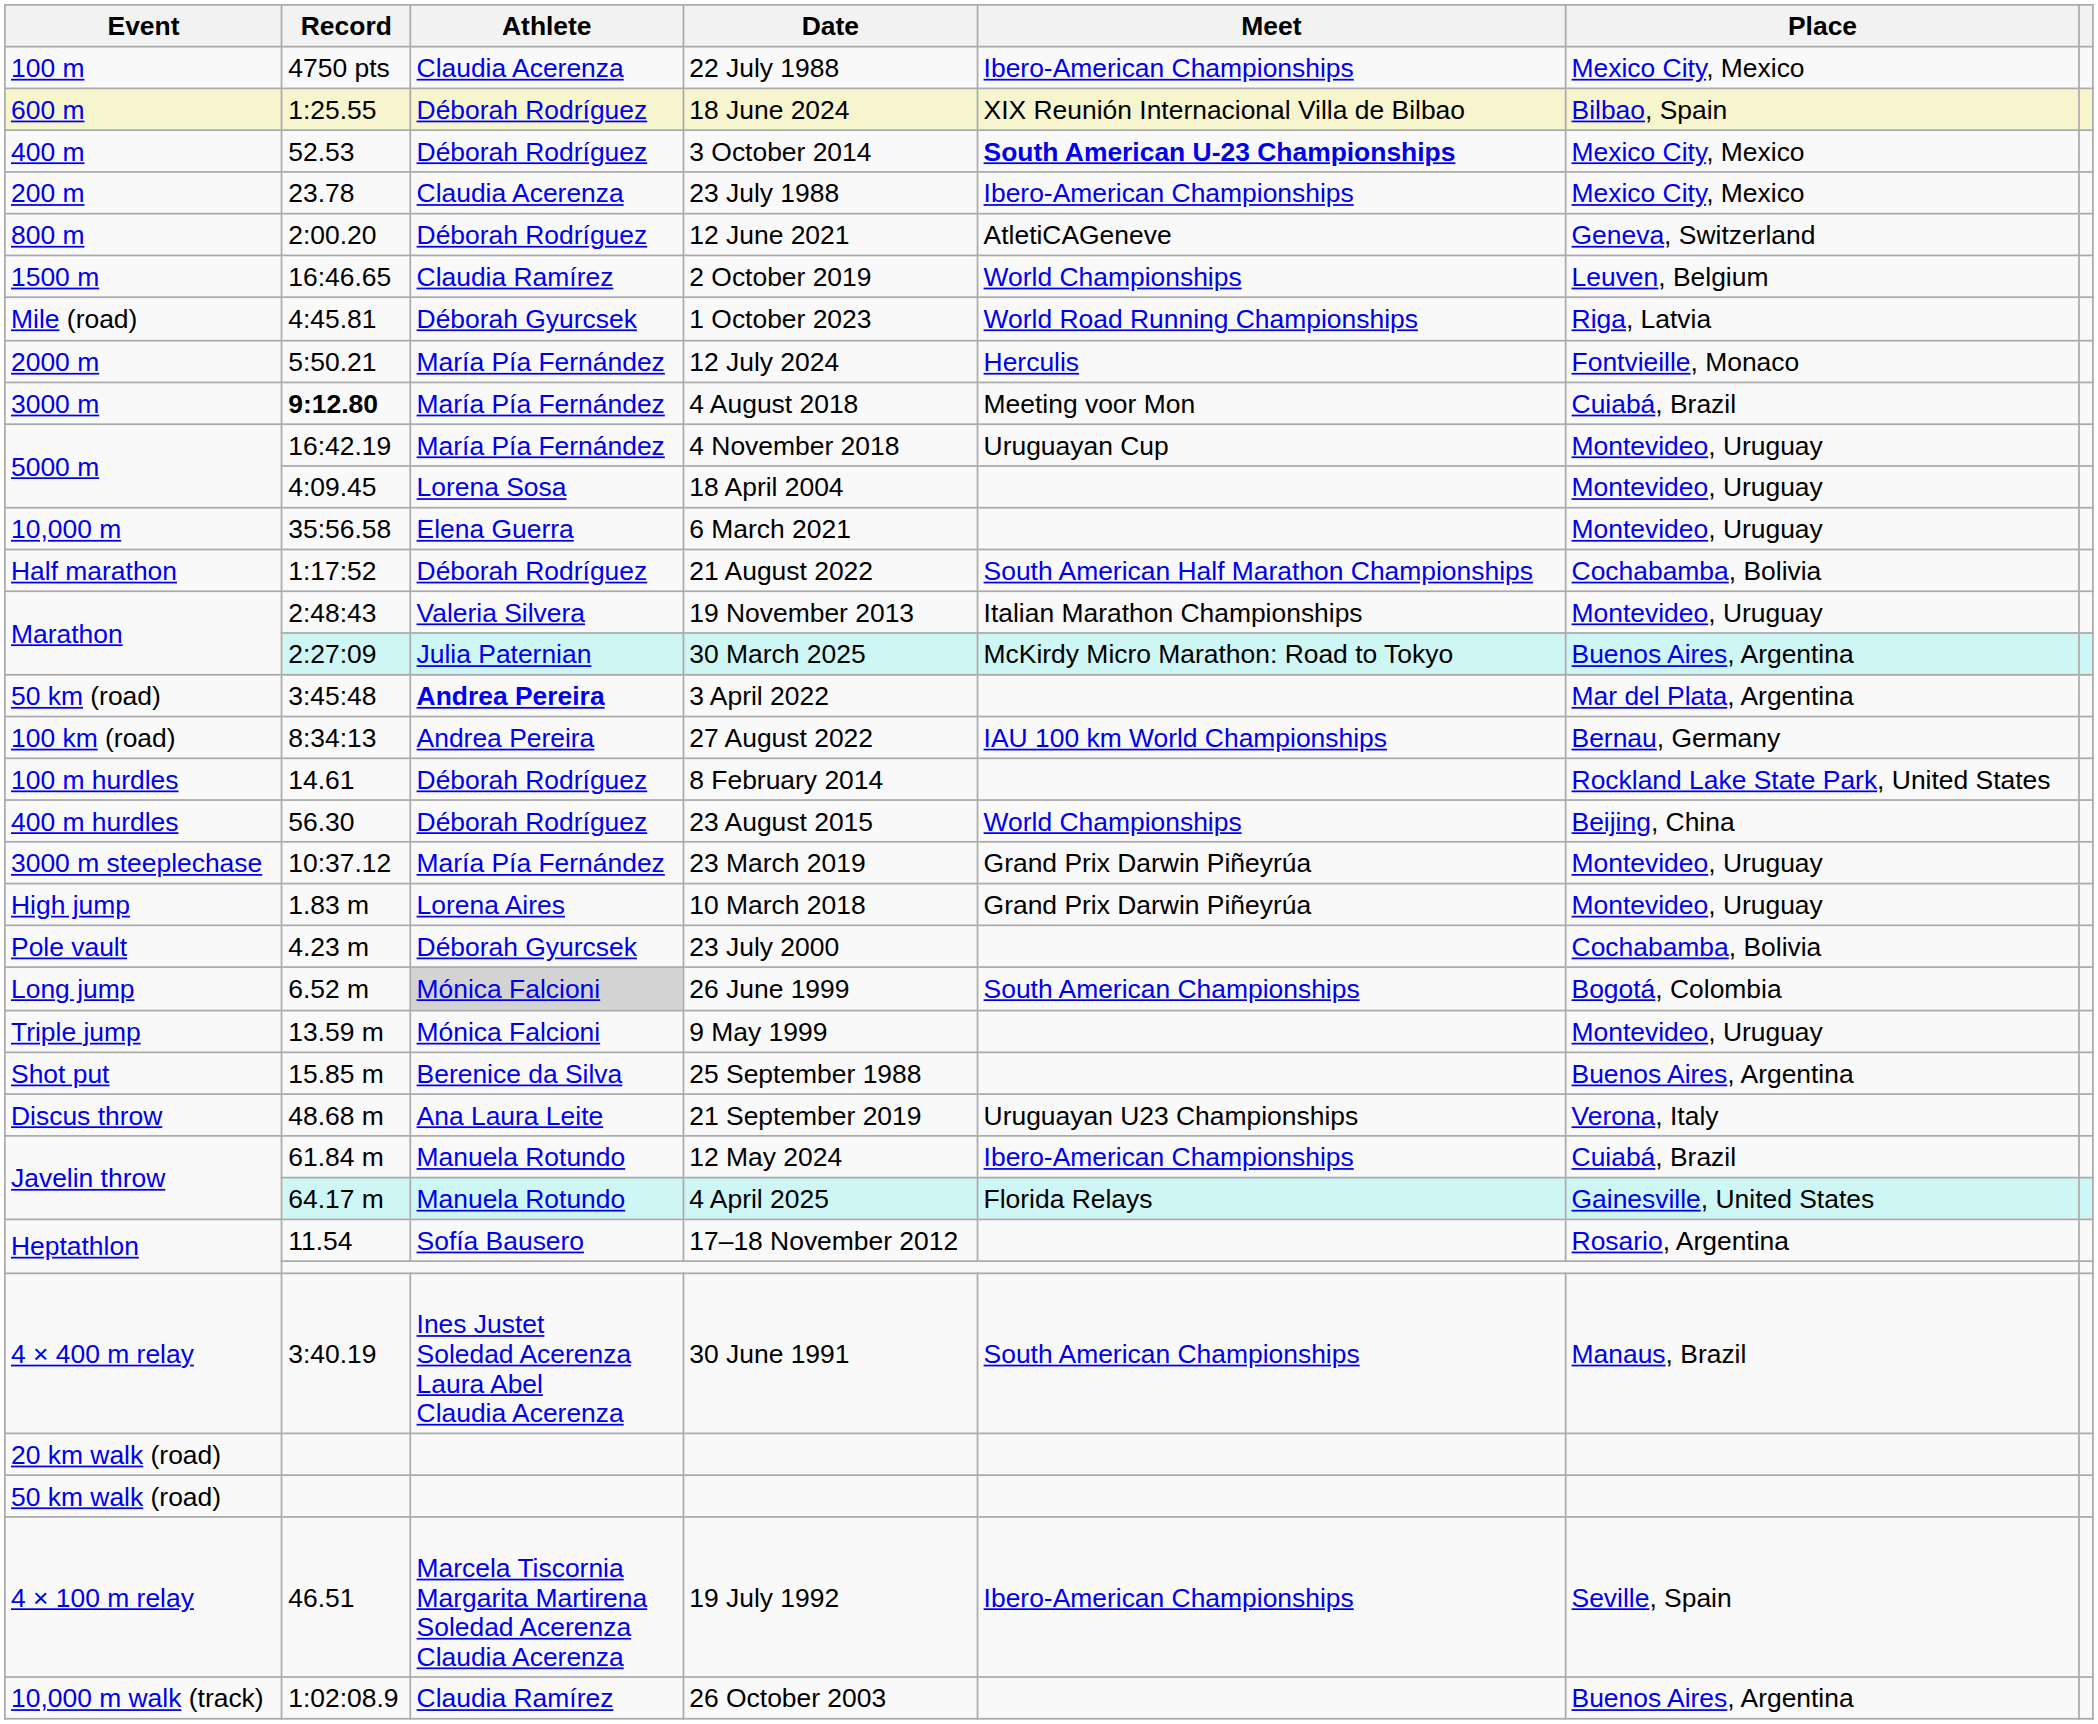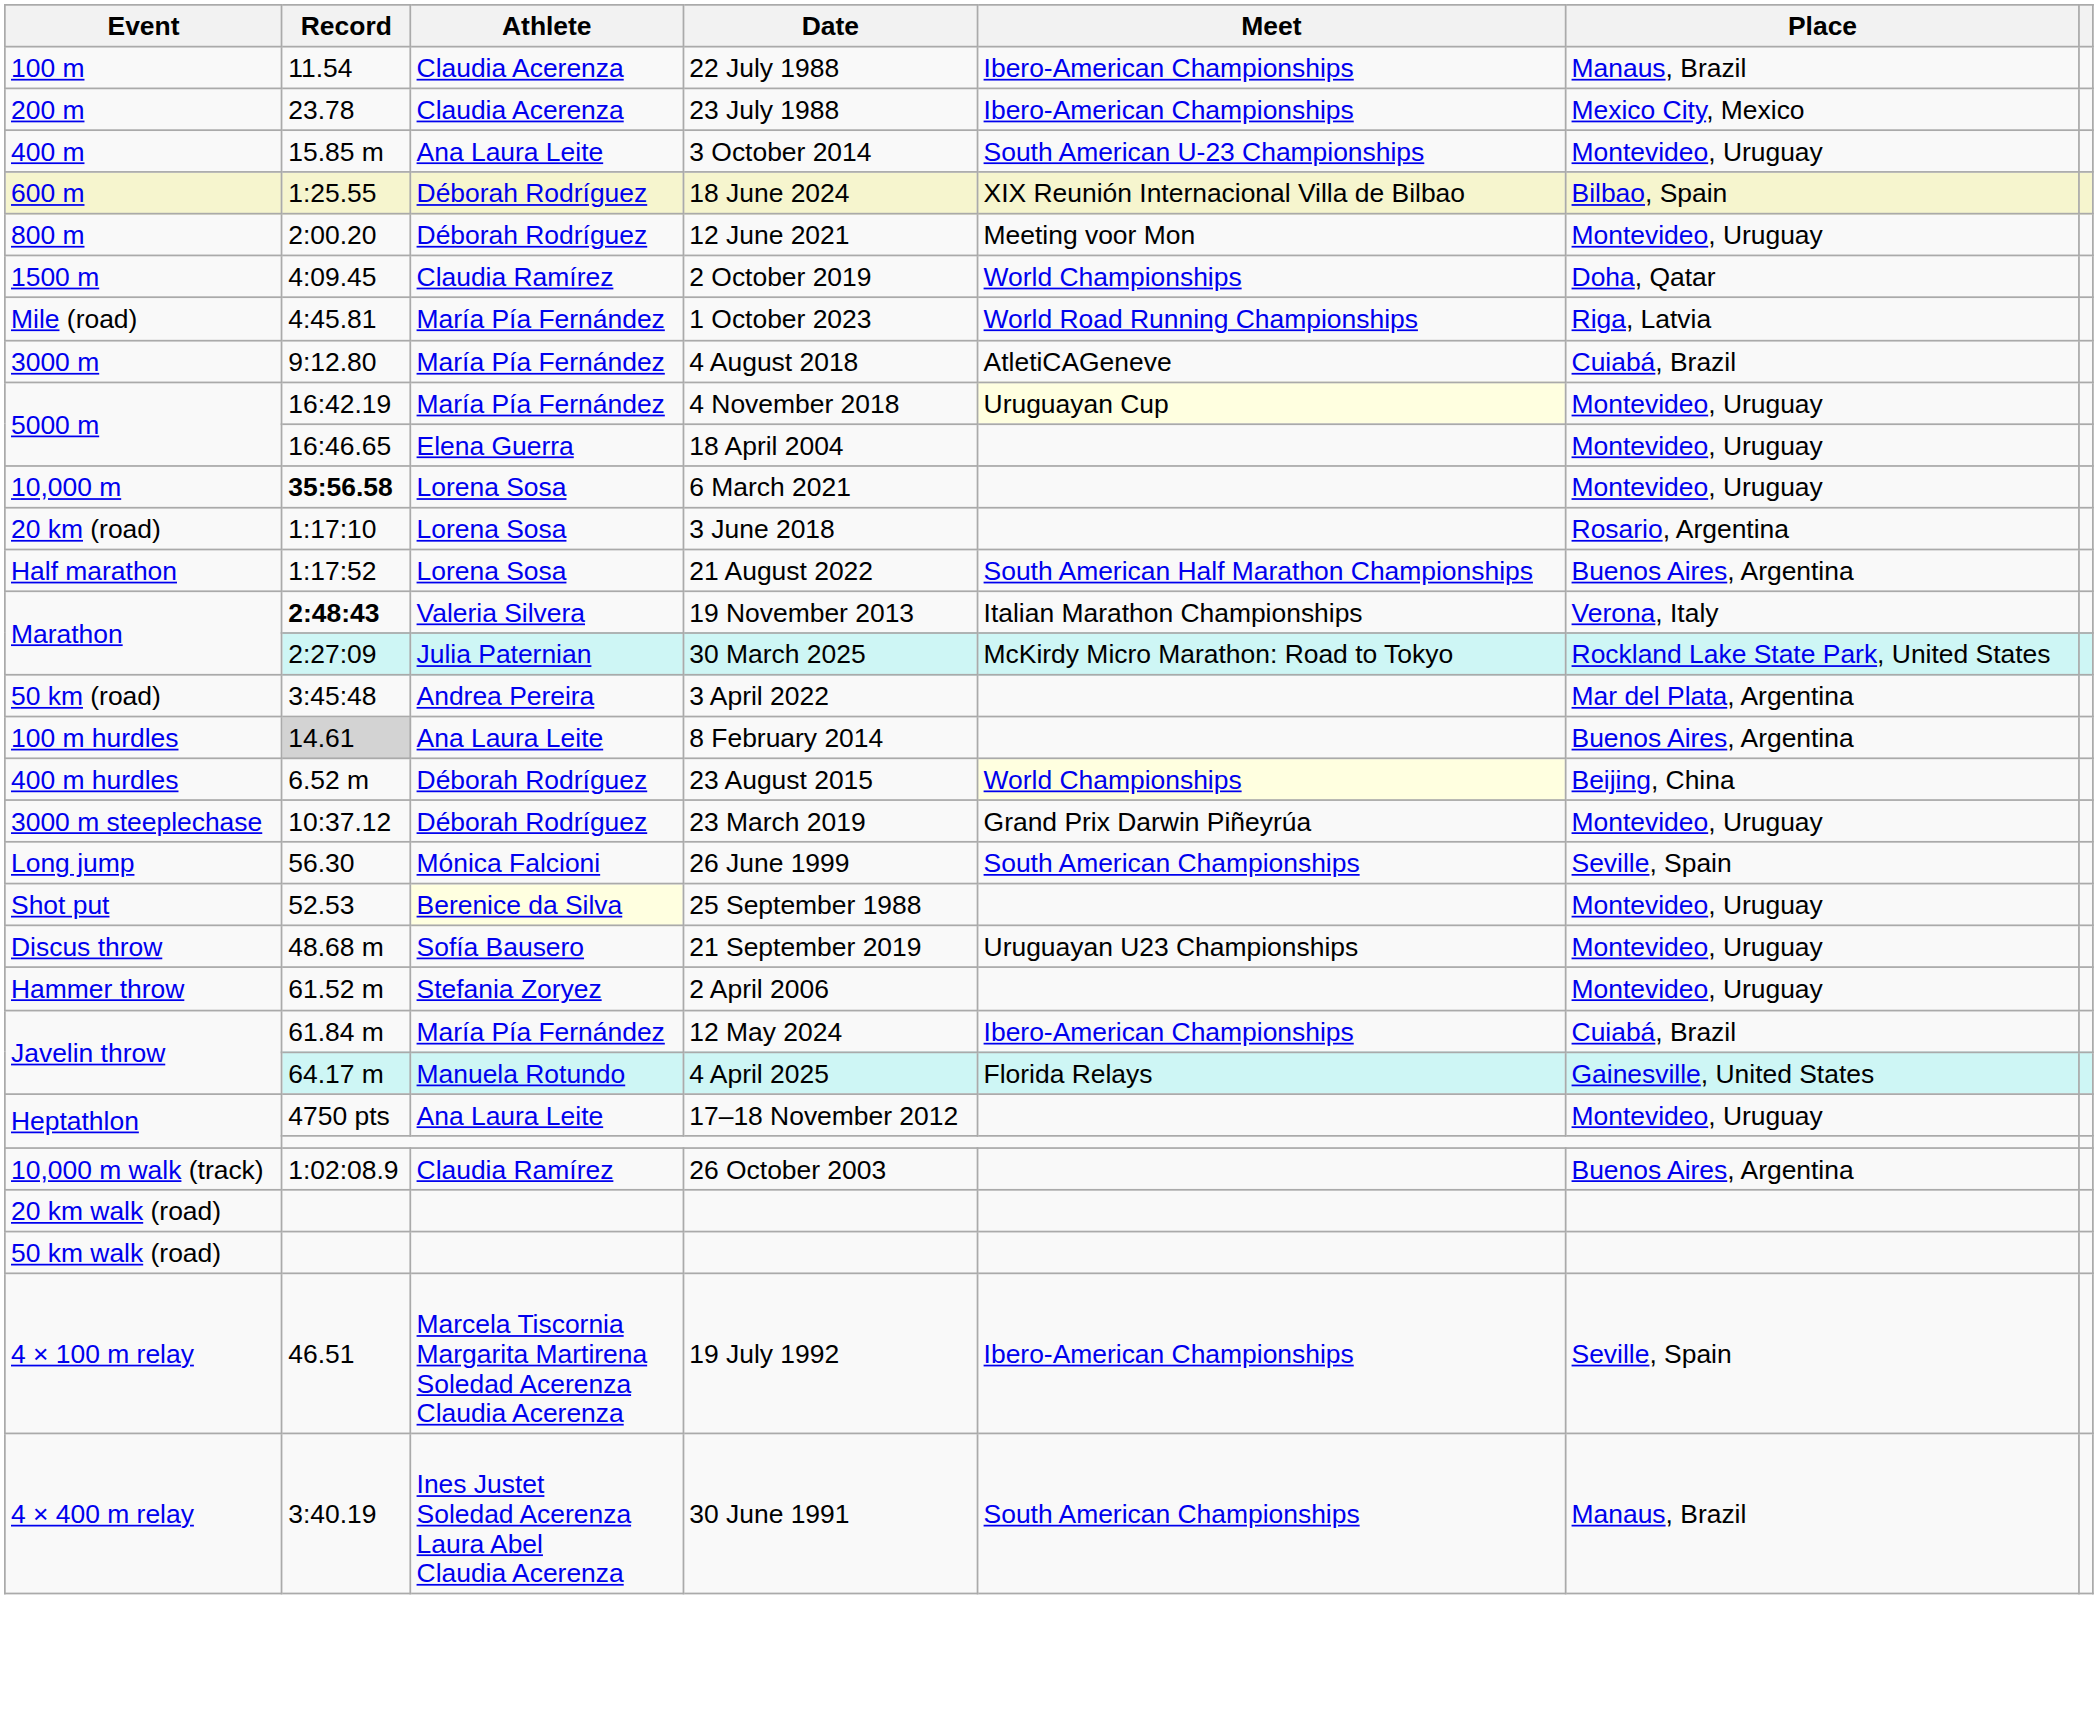(339, 68) 4750 pts -> (320, 68) 11.54
(1688, 68) Mexico City, Mexico -> (1659, 68) Manaus, Brazil
rows swapped: (48, 193) <-> (48, 110)
(321, 152) 52.53 -> (336, 152) 15.85 m
(532, 152) Déborah Rodríguez -> (510, 152) Ana Laura Leite
(1220, 152) bold -> (1204, 152) normal
(1688, 152) Mexico City, Mexico -> (1697, 152) Montevideo, Uruguay
(1078, 235) AtletiCAGeneve -> (1089, 235) Meeting voor Mon
(1693, 235) Geneva, Switzerland -> (1697, 235) Montevideo, Uruguay
(340, 277) 16:46.65 -> (332, 277) 4:09.45
(1670, 277) Leuven, Belgium -> (1644, 277) Doha, Qatar
(527, 319) Déborah Gyurcsek -> (541, 319) María Pía Fernández
- row: (55, 361)
(333, 403) bold -> (332, 361) normal
(1089, 403) Meeting voor Mon -> (1078, 361) AtletiCAGeneve
(1076, 445) no background -> (1076, 403) lightyellow background
(332, 487) 4:09.45 -> (340, 445) 16:46.65
(492, 487) Lorena Sosa -> (495, 445) Elena Guerra
(340, 528) normal -> (340, 487) bold
(495, 528) Elena Guerra -> (492, 487) Lorena Sosa
+ row: (86, 528)
(532, 570) Déborah Rodríguez -> (492, 570) Lorena Sosa
(1696, 570) Cochabamba, Bolivia -> (1713, 570) Buenos Aires, Argentina
(332, 612) normal -> (334, 612) bold
(1697, 612) Montevideo, Uruguay -> (1645, 612) Verona, Italy
(1713, 654) Buenos Aires, Argentina -> (1811, 654) Rockland Lake State Park, United States
(511, 696) bold -> (505, 696) normal
- row: (93, 738)
(321, 780) no background -> (321, 738) lightgrey background
(532, 780) Déborah Rodríguez -> (510, 738) Ana Laura Leite
(1811, 780) Rockland Lake State Park, United States -> (1713, 738) Buenos Aires, Argentina
(321, 821) 56.30 -> (329, 780) 6.52 m
(1113, 821) no background -> (1113, 780) lightyellow background
(541, 863) María Pía Fernández -> (532, 821) Déborah Rodríguez
- row: (71, 905)
- row: (69, 947)
(329, 989) 6.52 m -> (321, 863) 56.30
(508, 989) lightgrey background -> (508, 863) no background
(1677, 989) Bogotá, Colombia -> (1652, 863) Seville, Spain
- row: (76, 1031)
(336, 1073) 15.85 m -> (321, 905) 52.53
(519, 1073) no background -> (519, 905) lightyellow background
(1713, 1073) Buenos Aires, Argentina -> (1697, 905) Montevideo, Uruguay
(510, 1115) Ana Laura Leite -> (500, 947) Sofía Bausero
(1645, 1115) Verona, Italy -> (1697, 947) Montevideo, Uruguay
+ row: (98, 989)
(521, 1156) Manuela Rotundo -> (541, 1031) María Pía Fernández
(320, 1240) 11.54 -> (339, 1115) 4750 pts
(500, 1240) Sofía Bausero -> (510, 1115) Ana Laura Leite
(1680, 1240) Rosario, Argentina -> (1697, 1115) Montevideo, Uruguay
rows swapped: (137, 1698) <-> (102, 1354)
